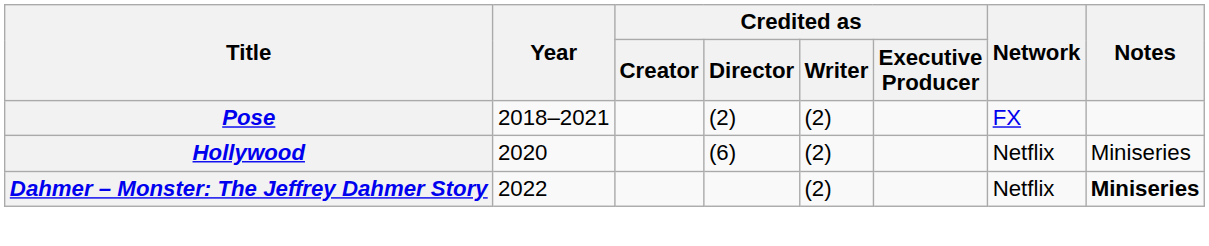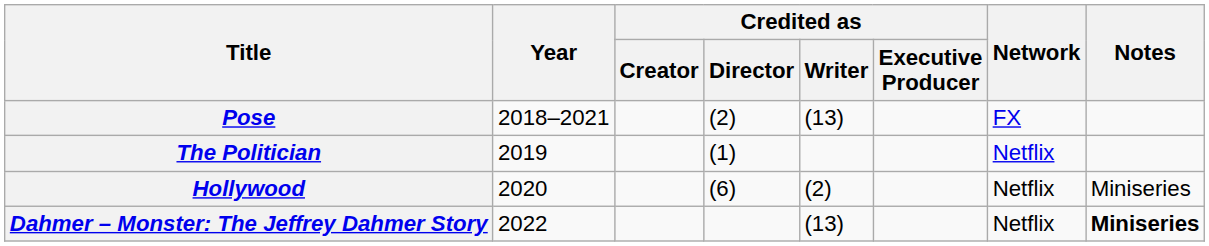(818, 117) (2) -> (824, 117) (13)
+ row: (249, 152)
(818, 188) (2) -> (824, 223) (13)
